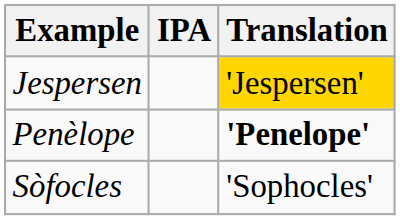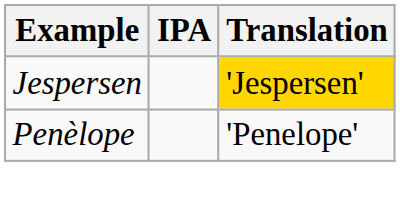(298, 134) bold -> (292, 134) normal
- row: (67, 186)
